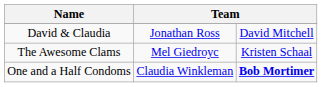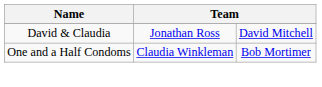- row: (69, 52)
(277, 71) bold -> (276, 52) normal
